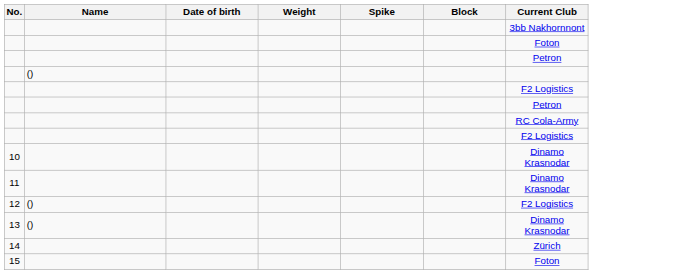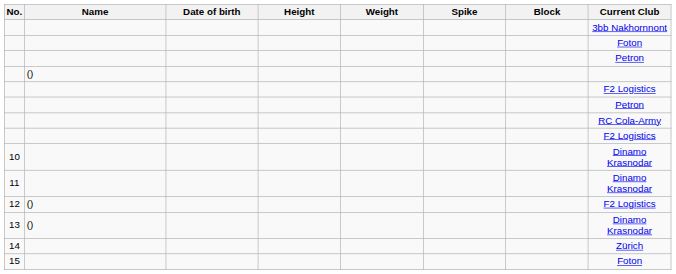+ column: (299, 12)
